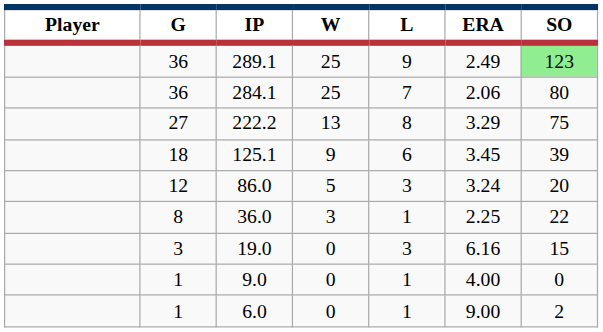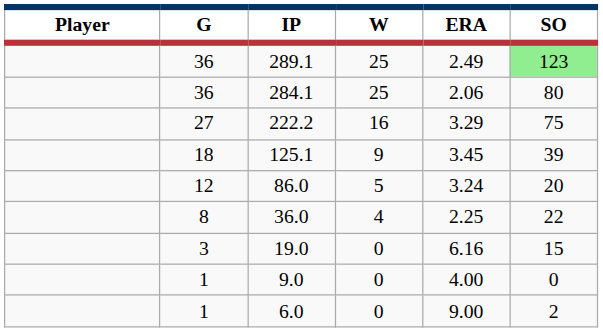- column: (407, 25)
(331, 123) 13 -> (379, 123) 16
(331, 217) 3 -> (379, 217) 4
